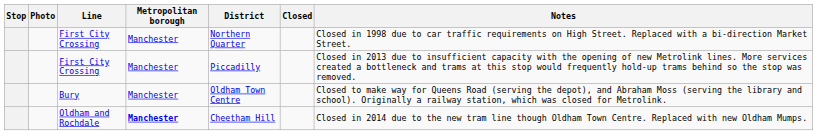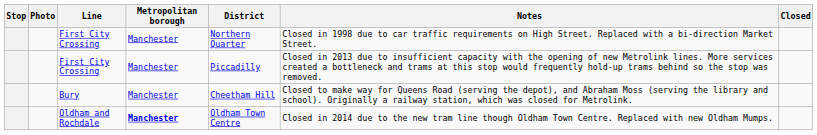columns swapped: (297, 16) <-> (563, 16)
(238, 95) Oldham Town Centre -> (243, 95) Cheetham Hill
(243, 118) Cheetham Hill -> (238, 118) Oldham Town Centre
